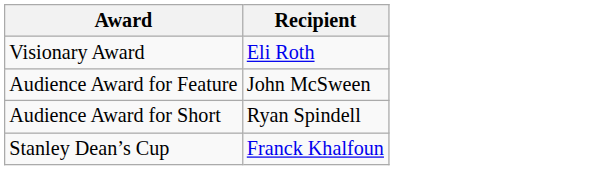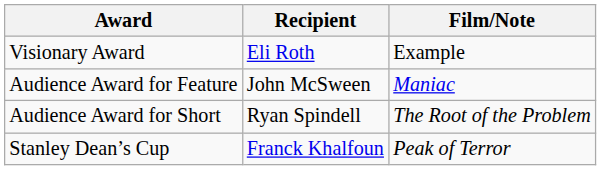+ column: (492, 20)
